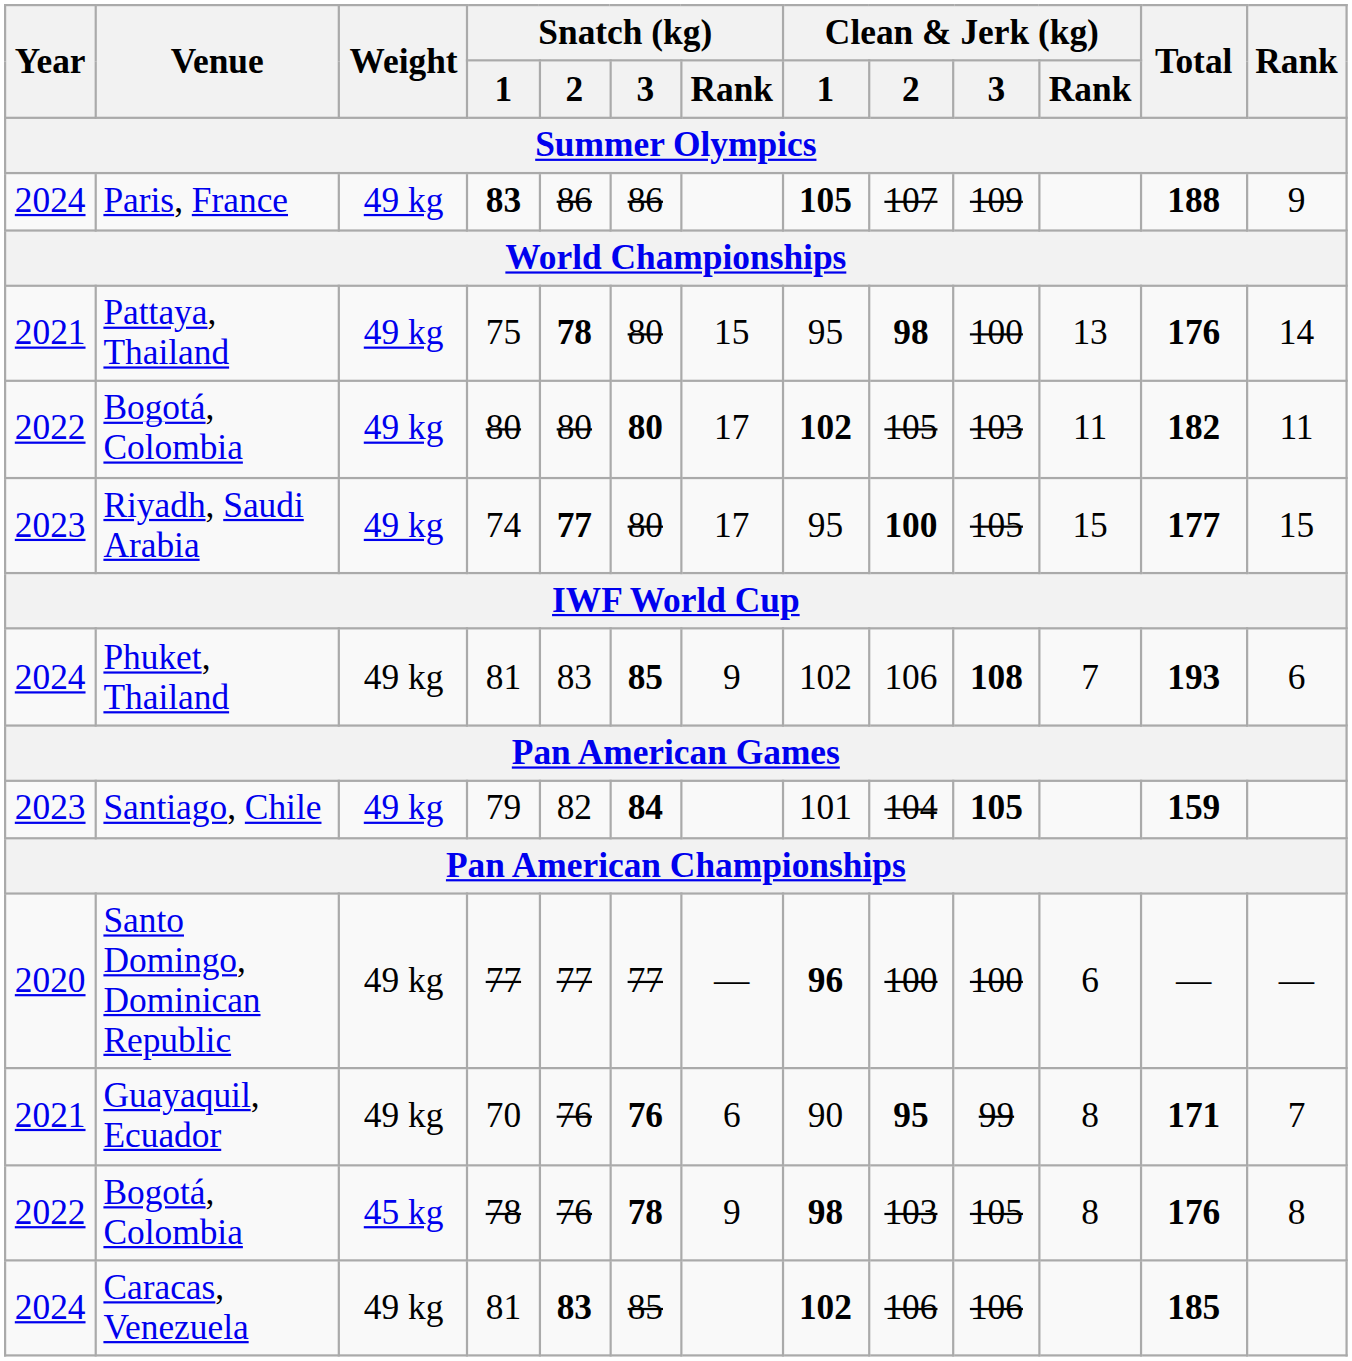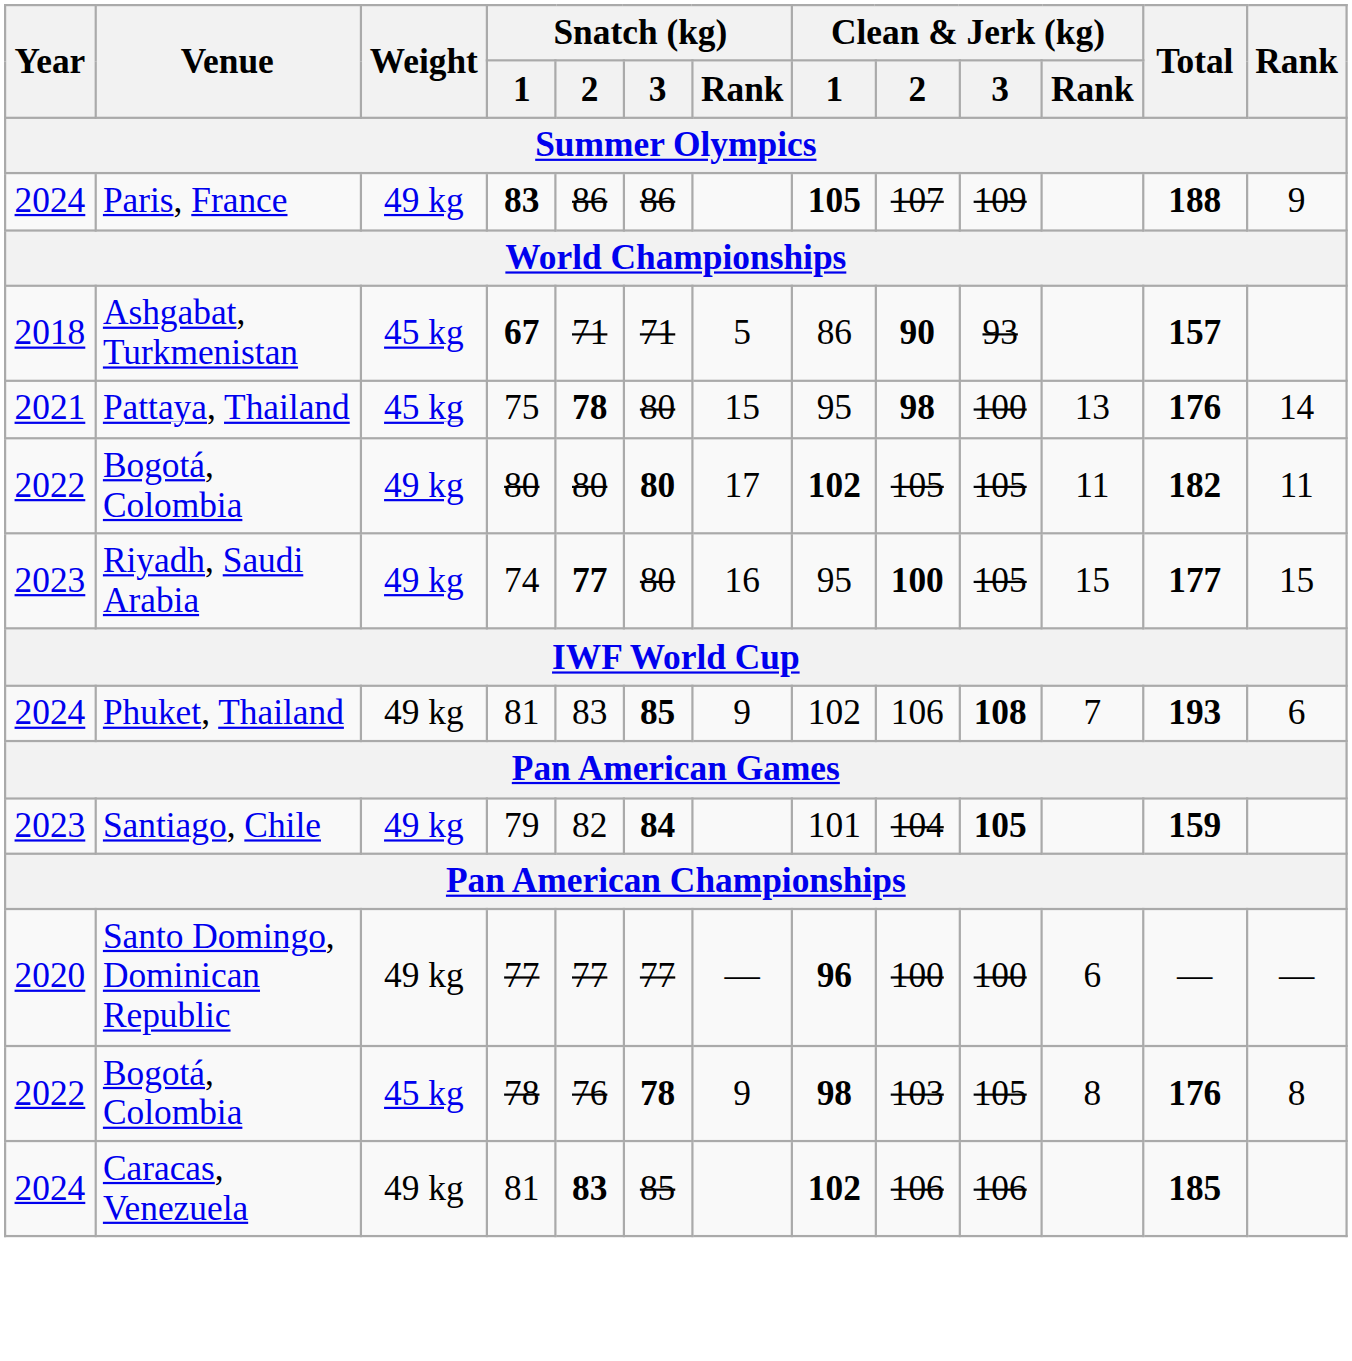+ row: (200, 332)
(404, 332) 49 kg -> (424, 408) 45 kg
(996, 428) 103 -> (1000, 484) 105
(732, 524) 17 -> (742, 580) 16
- row: (181, 1115)
